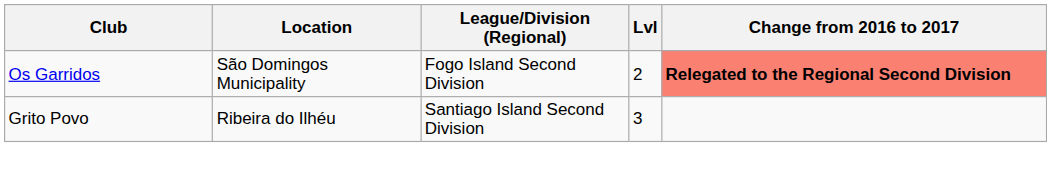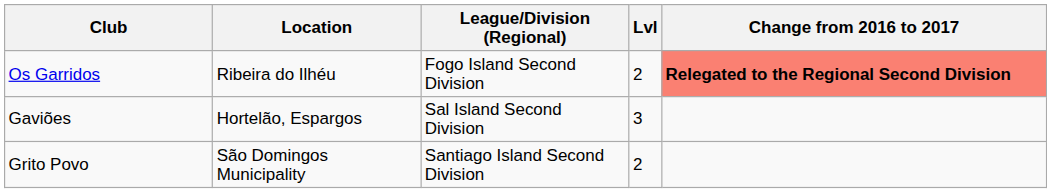(272, 74) São Domingos Municipality -> (276, 74) Ribeira do Ilhéu
+ row: (40, 119)
(276, 119) Ribeira do Ilhéu -> (272, 165) São Domingos Municipality
(638, 119) 3 -> (638, 165) 2
